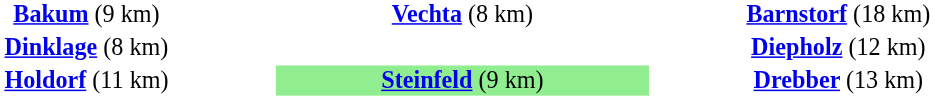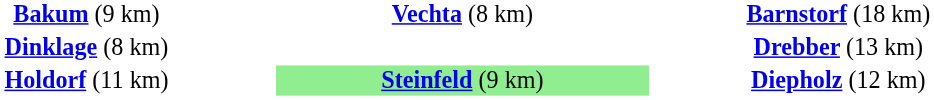(838, 47) Diepholz (12 km) -> (838, 47) Drebber (13 km)
(838, 80) Drebber (13 km) -> (838, 80) Diepholz (12 km)
